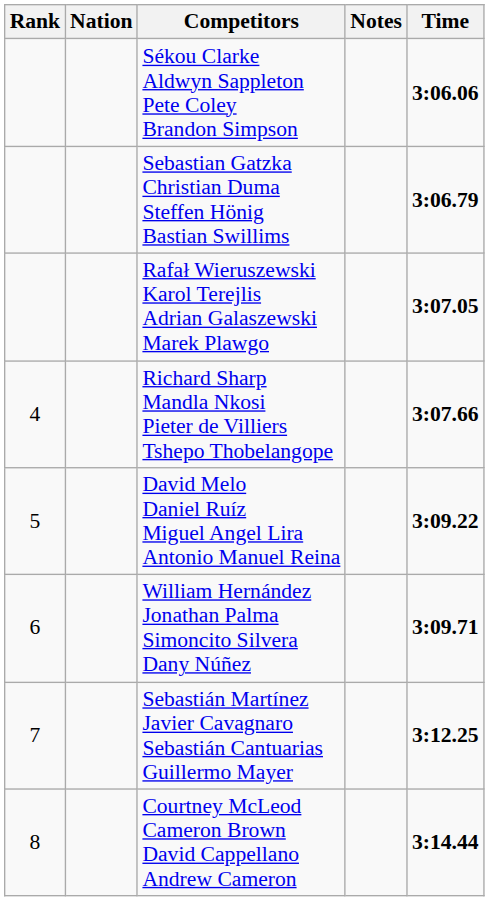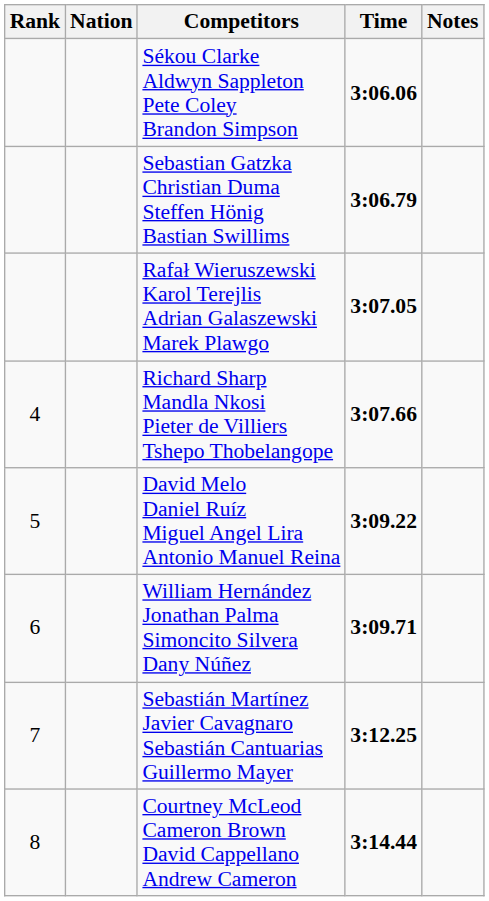columns swapped: (445, 21) <-> (376, 21)
